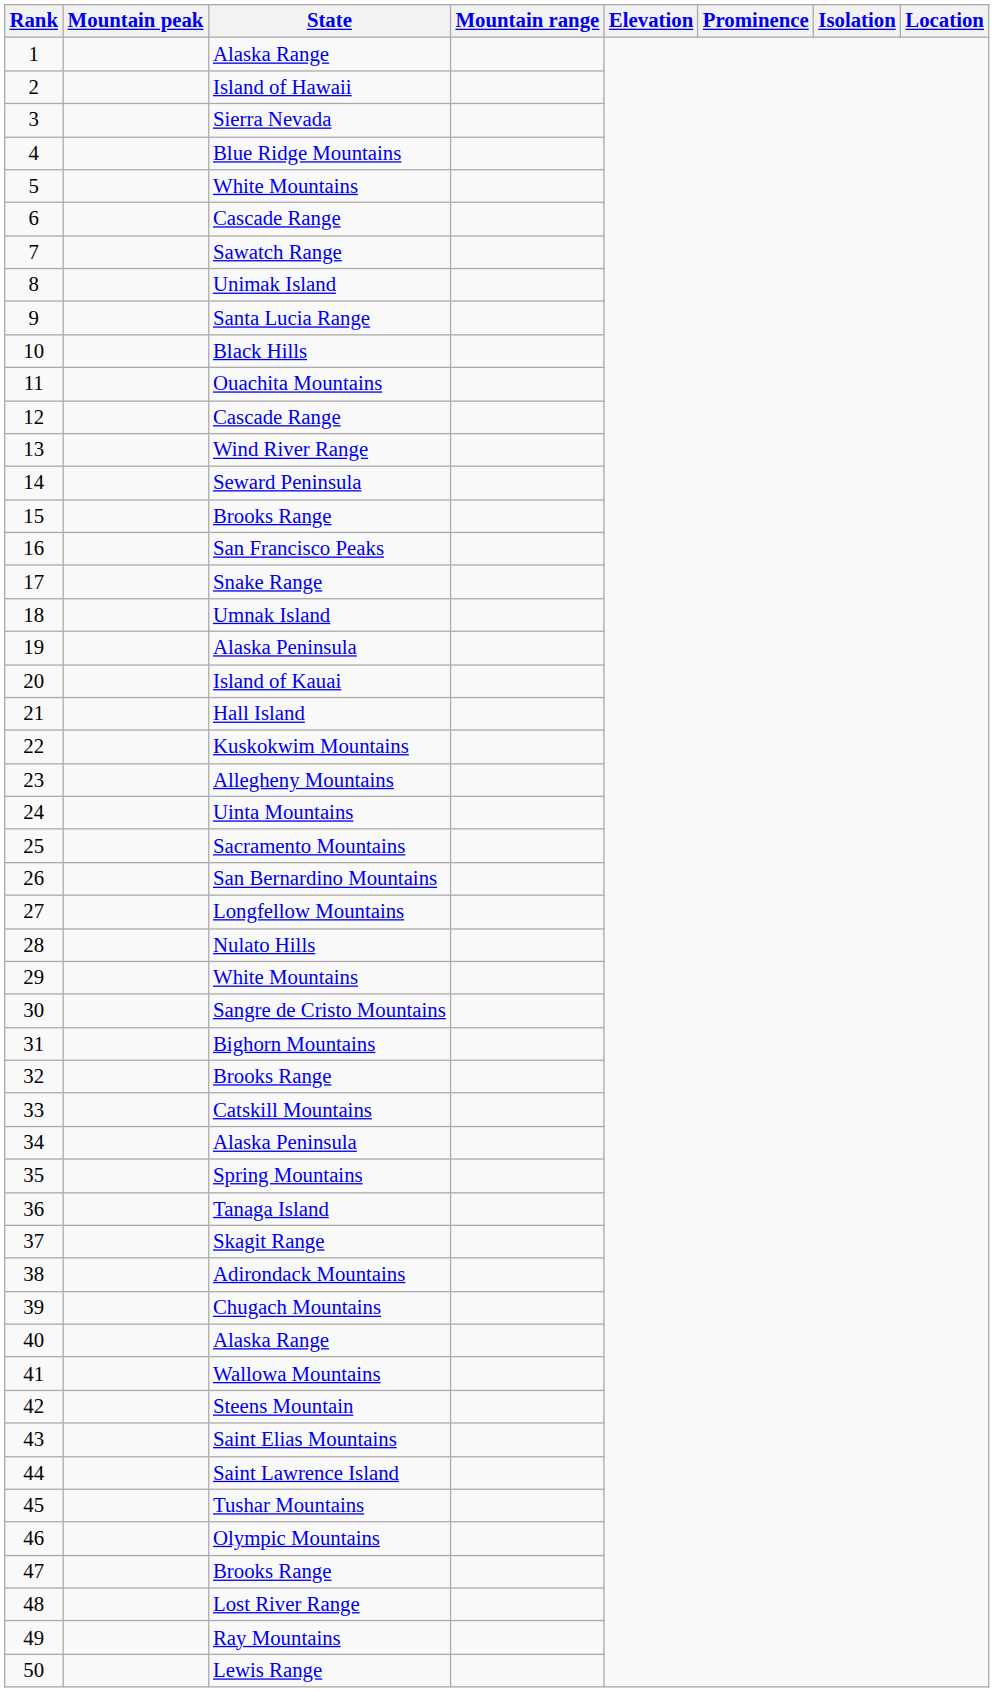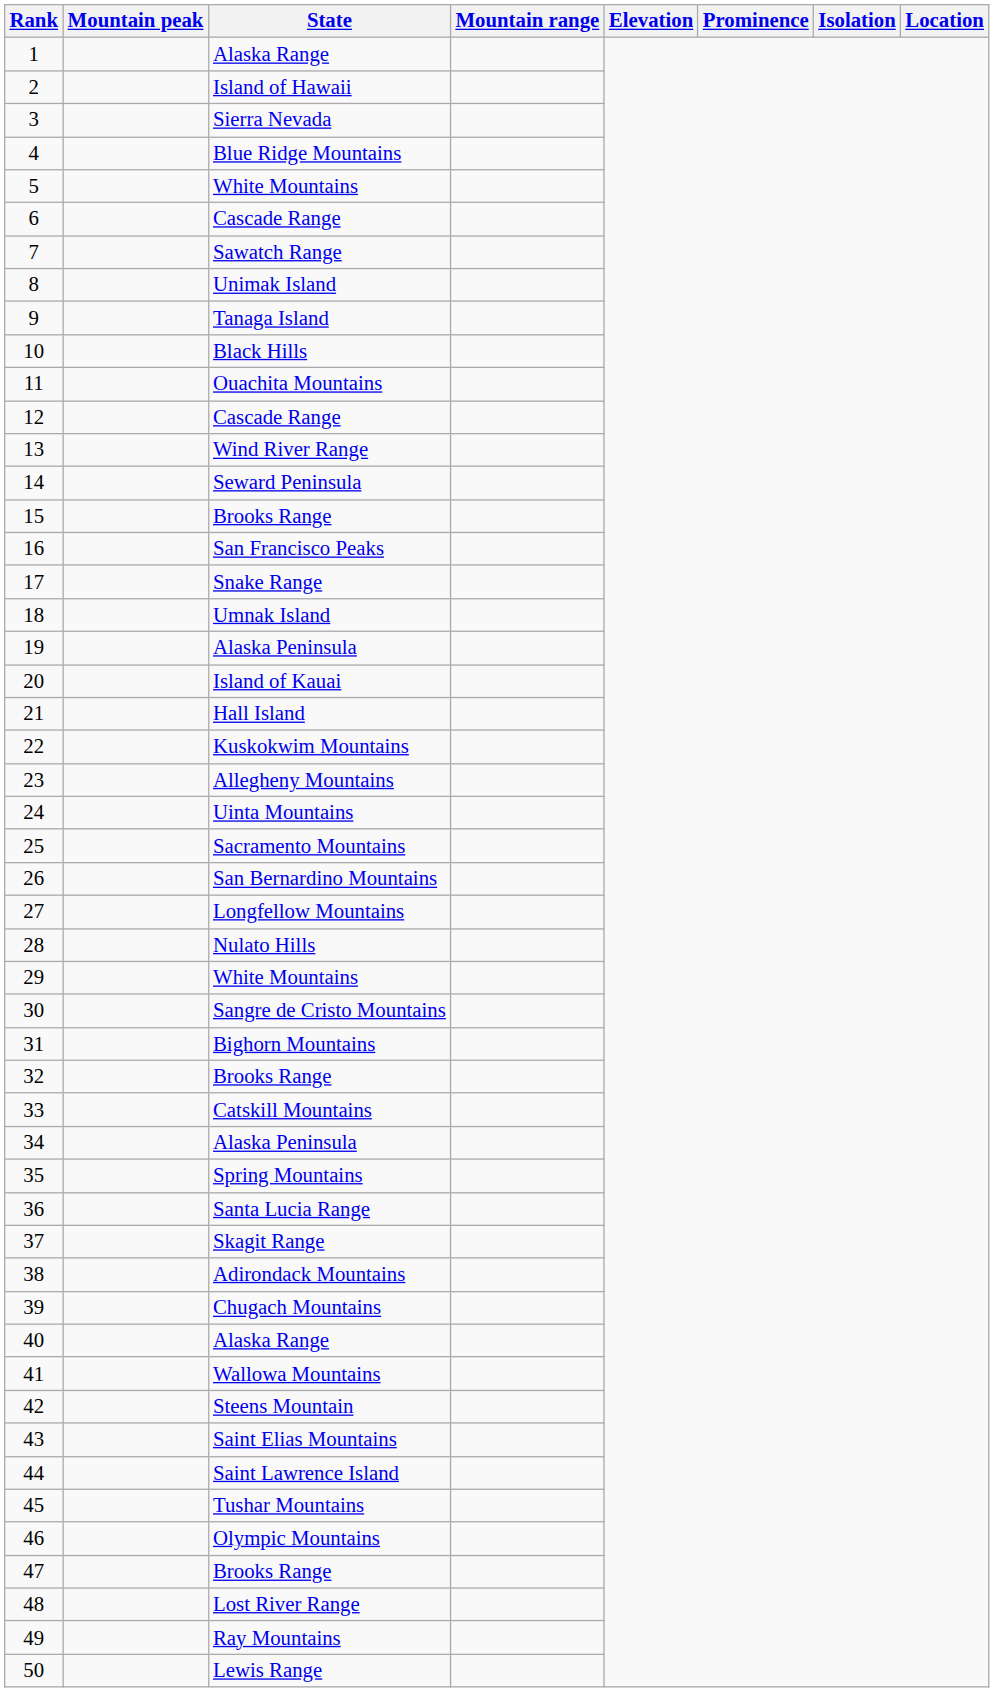(292, 317) Santa Lucia Range -> (271, 317) Tanaga Island
(271, 1208) Tanaga Island -> (292, 1208) Santa Lucia Range
